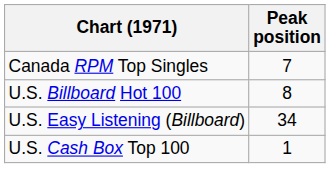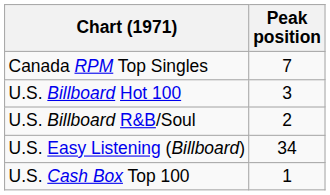(287, 93) 8 -> (287, 93) 3
+ row: (102, 120)
